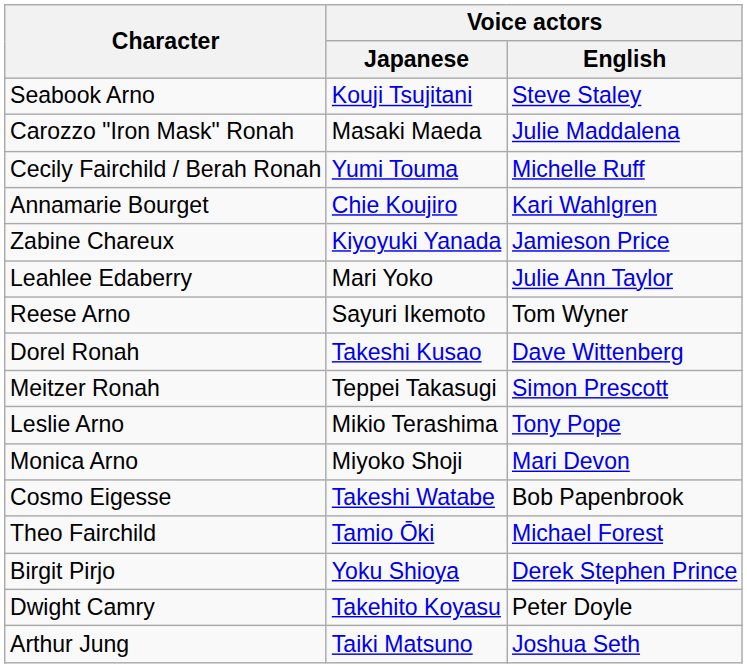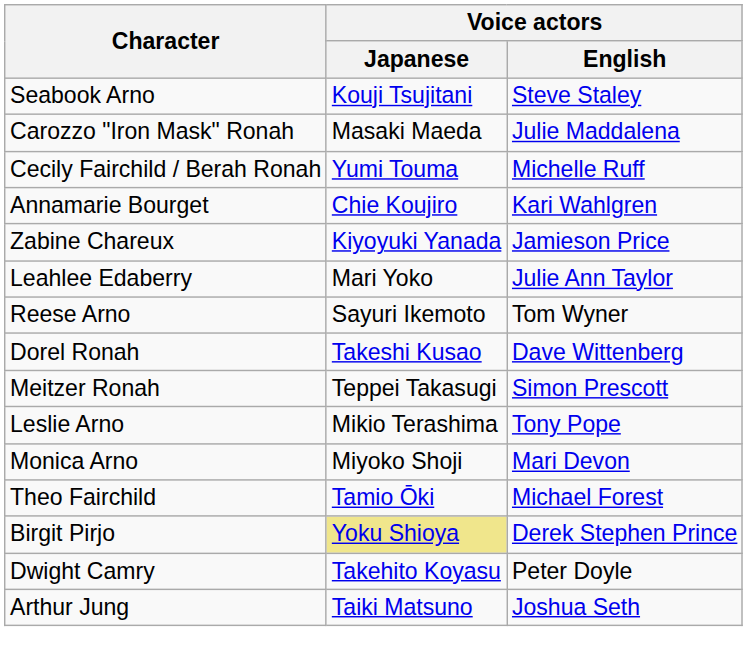- row: (91, 497)
(395, 570) no background -> (395, 534) khaki background
